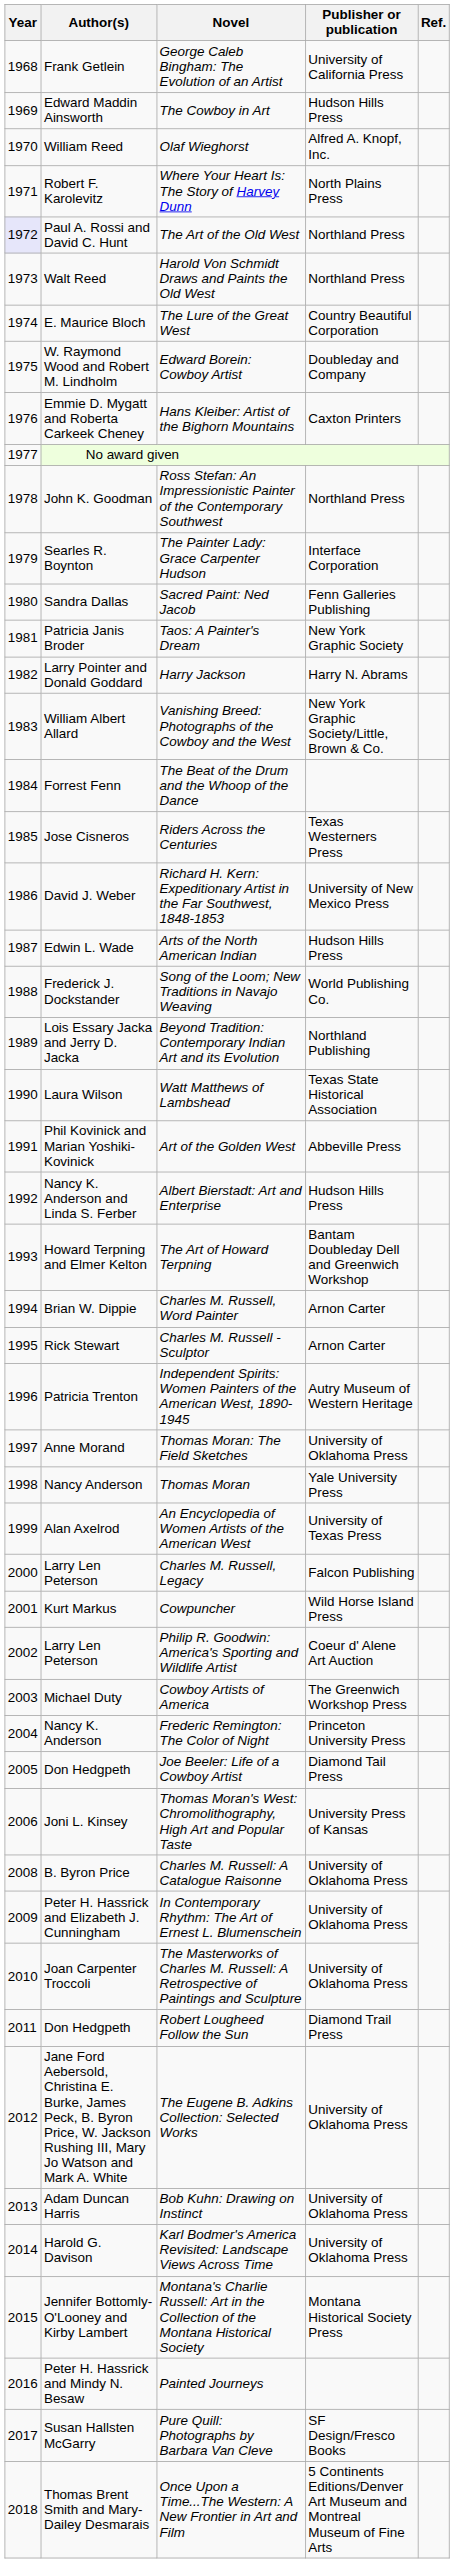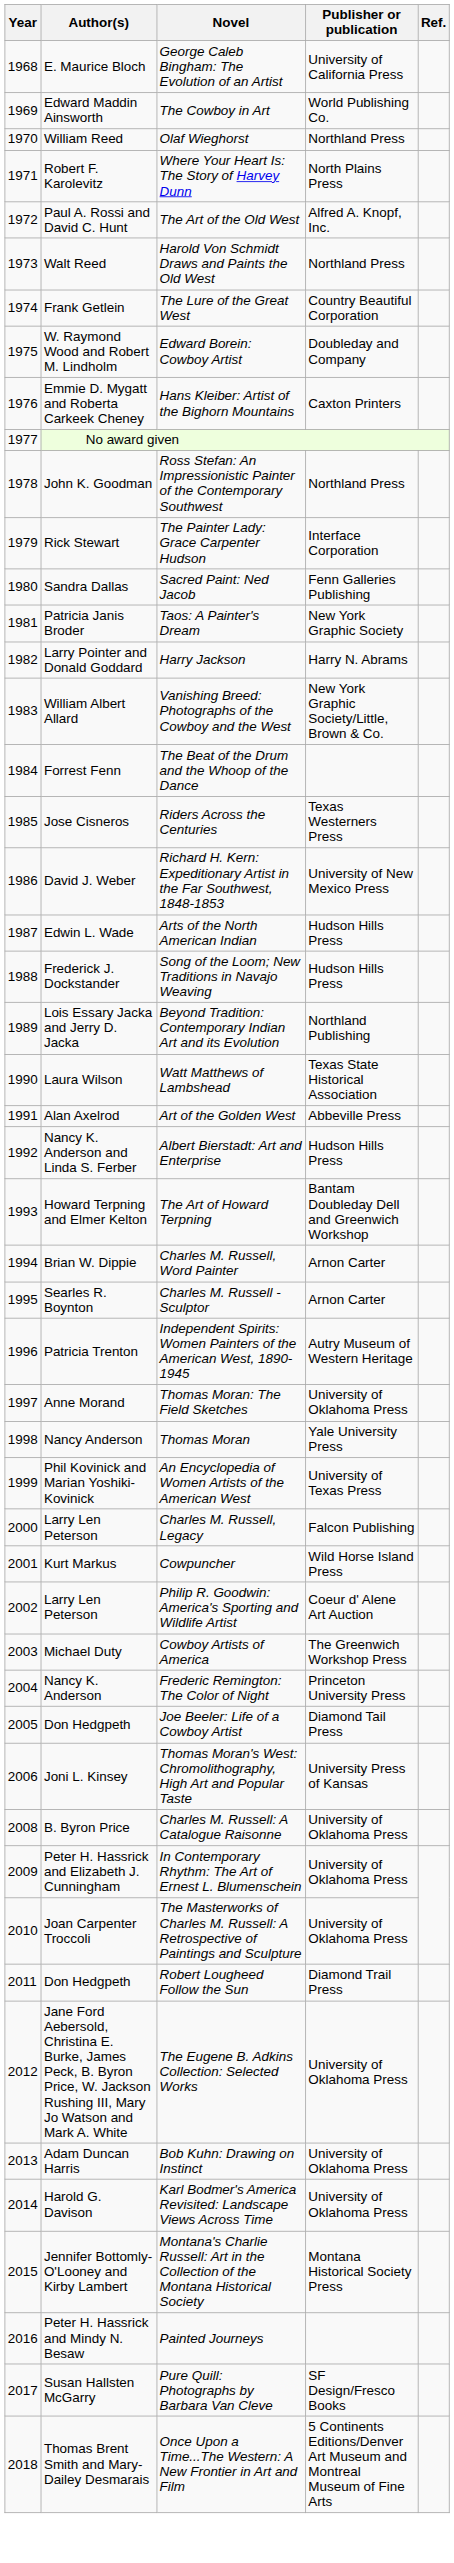(84, 66) Frank Getlein -> (95, 66) E. Maurice Bloch
(346, 110) Hudson Hills Press -> (359, 110) World Publishing Co.
(355, 147) Alfred A. Knopf, Inc. -> (357, 139) Northland Press
(23, 235) lavender background -> (23, 220) no background
(357, 235) Northland Press -> (355, 220) Alfred A. Knopf, Inc.
(95, 323) E. Maurice Bloch -> (84, 308) Frank Getlein
(75, 558) Searles R. Boynton -> (82, 543) Rick Stewart
(359, 991) World Publishing Co. -> (346, 976) Hudson Hills Press
(95, 1146) Phil Kovinick and Marian Yoshiki-Kovinick -> (82, 1116) Alan Axelrod
(82, 1345) Rick Stewart -> (75, 1299) Searles R. Boynton
(82, 1528) Alan Axelrod -> (95, 1483) Phil Kovinick and Marian Yoshiki-Kovinick
